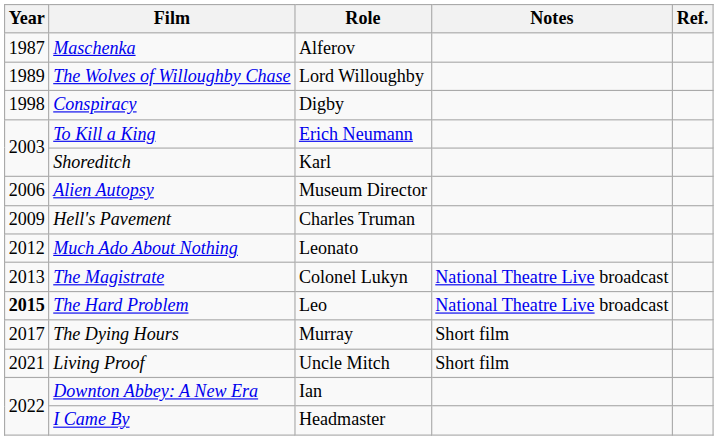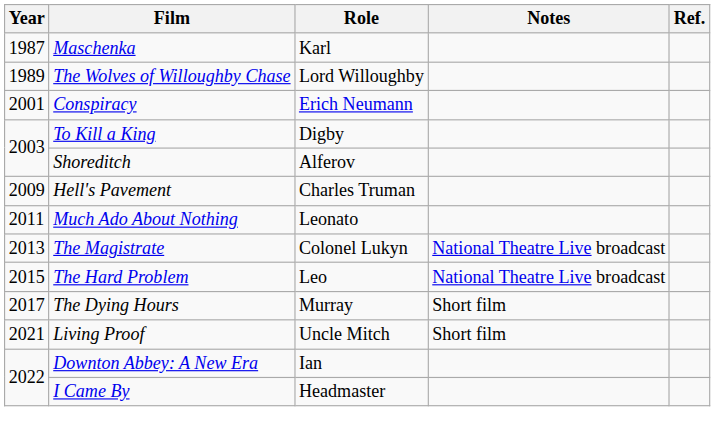(327, 47) Alferov -> (315, 47) Karl
(27, 104) 1998 -> (27, 104) 2001
(322, 104) Digby -> (356, 104) Erich Neumann
(356, 133) Erich Neumann -> (322, 133) Digby
(315, 162) Karl -> (327, 162) Alferov
- row: (104, 190)
(27, 248) 2012 -> (26, 219) 2011
(27, 305) bold -> (27, 276) normal
